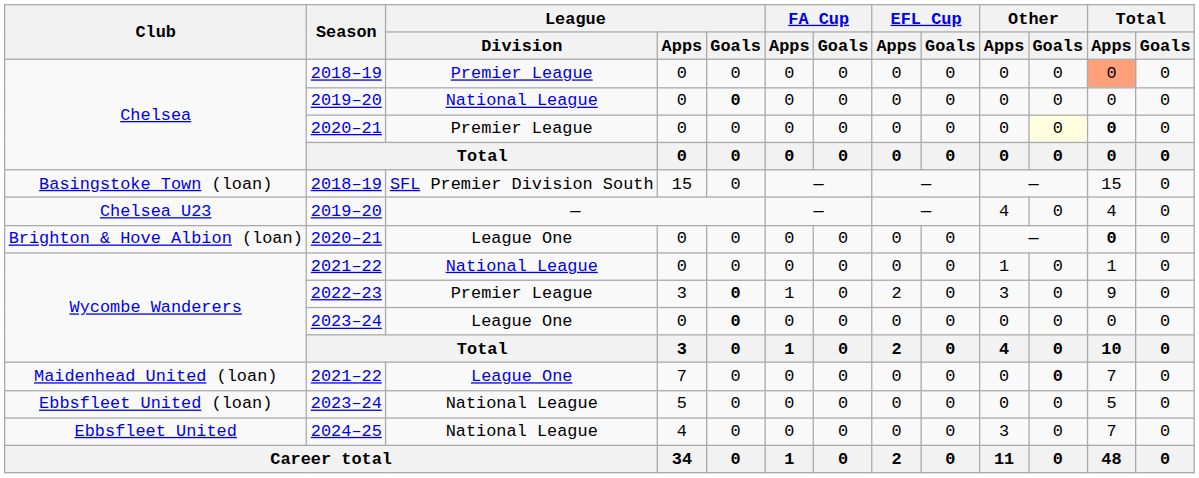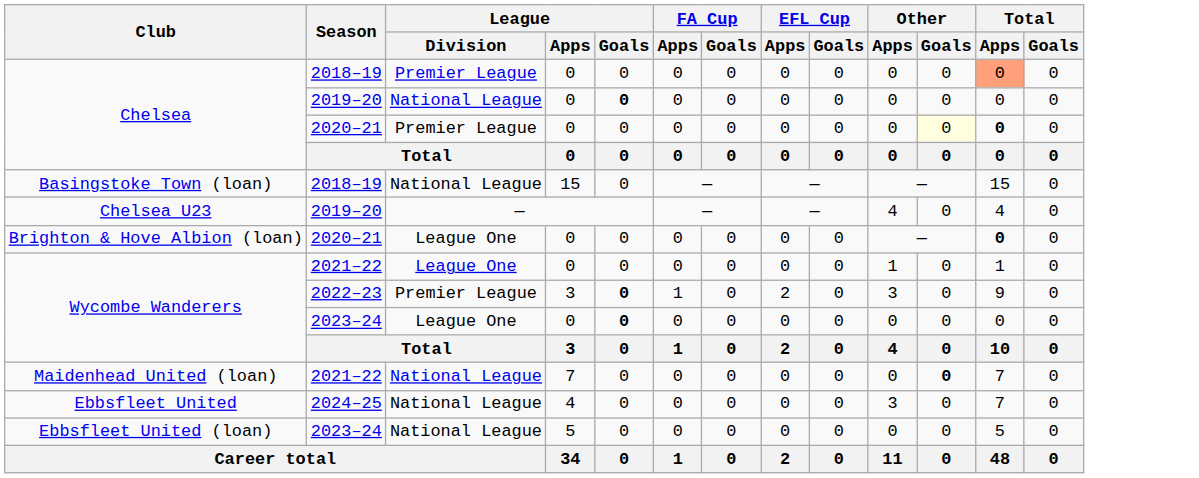(522, 184) SFL Premier Division South -> (466, 184) National League
(522, 266) National League -> (466, 266) League One
(522, 376) League One -> (466, 376) National League
rows swapped: (156, 404) <-> (156, 432)
